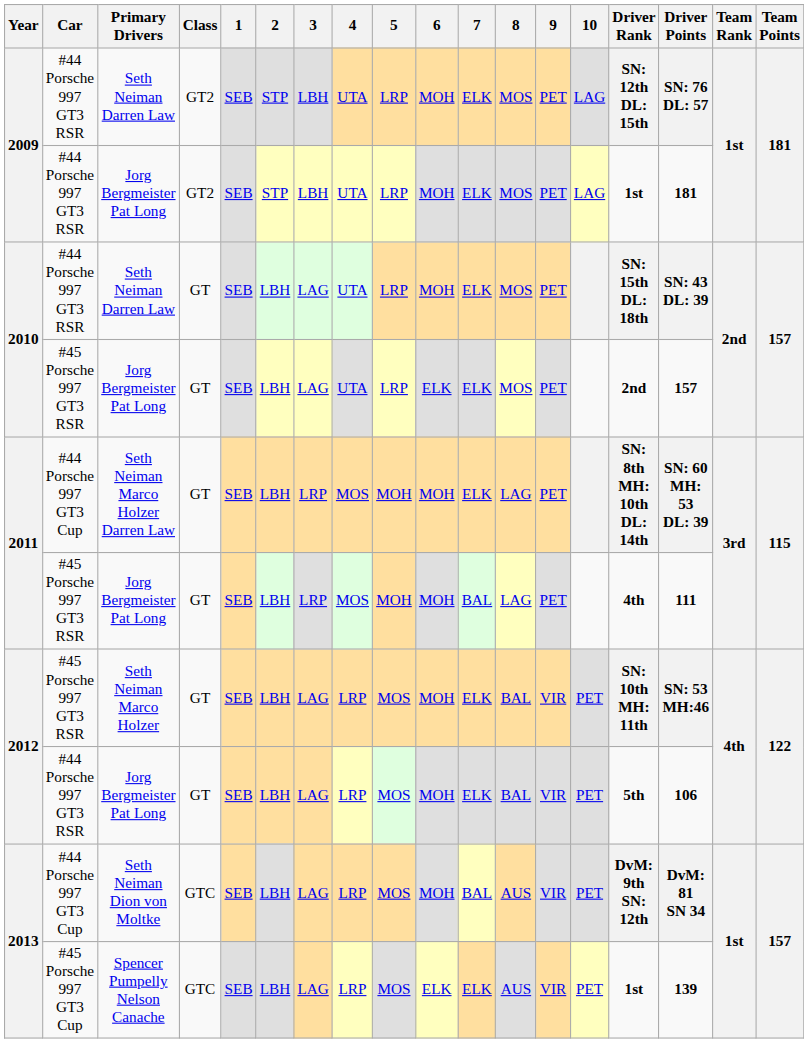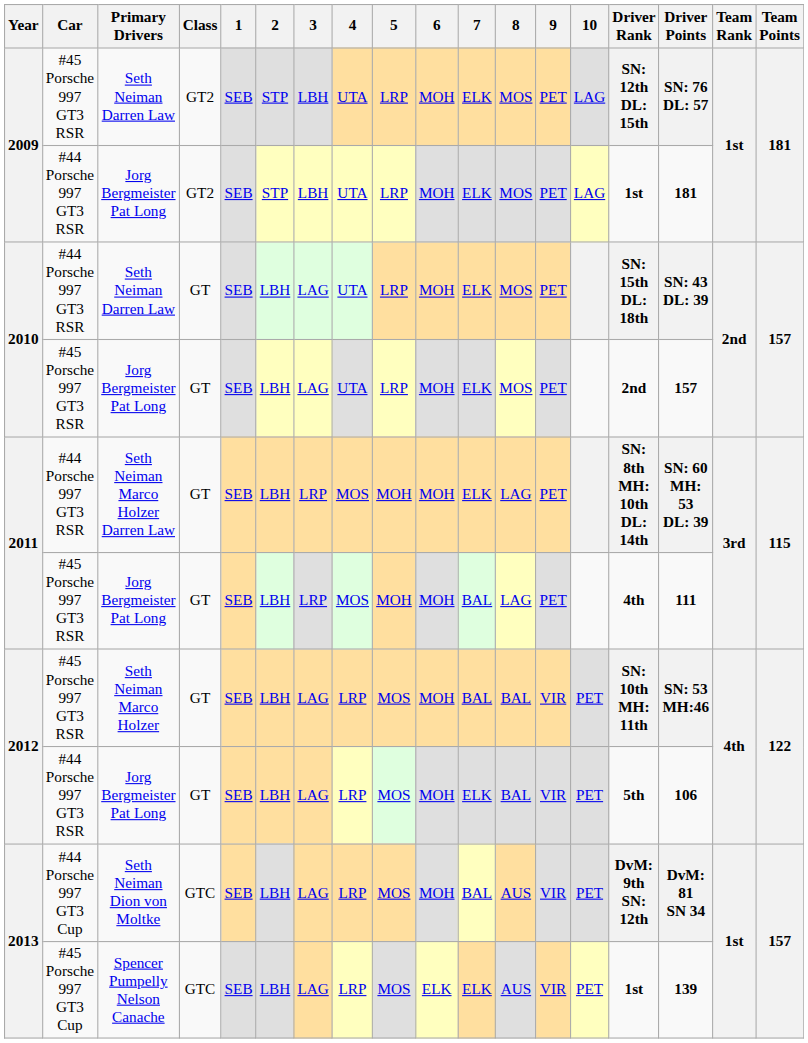(70, 96) #44 Porsche 997 GT3 RSR -> (70, 96) #45 Porsche 997 GT3 RSR
(437, 388) ELK -> (437, 388) MOH
(70, 494) #44 Porsche 997 GT3 Cup -> (70, 494) #44 Porsche 997 GT3 RSR
(477, 698) ELK -> (477, 698) BAL
